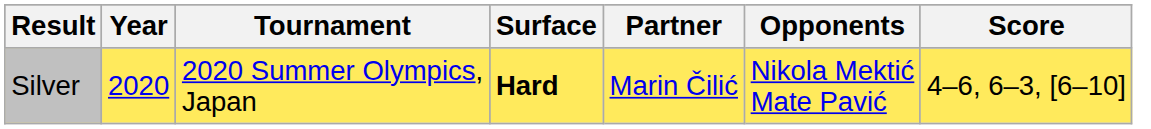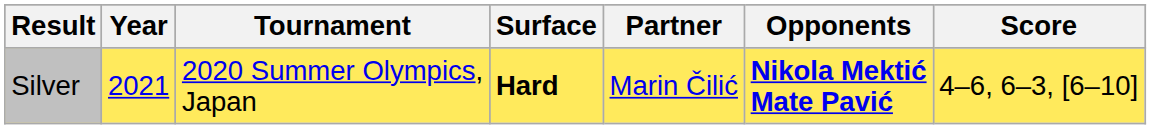(139, 85) 2020 -> (139, 85) 2021
(832, 85) normal -> (839, 85) bold
